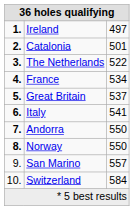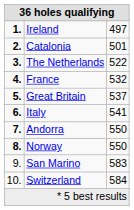(118, 79) 534 -> (118, 79) 532
(118, 163) 557 -> (118, 163) 583
